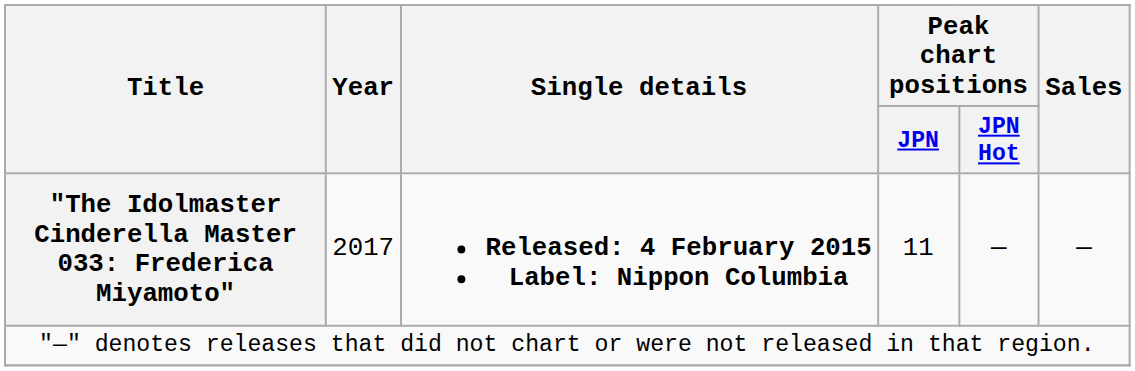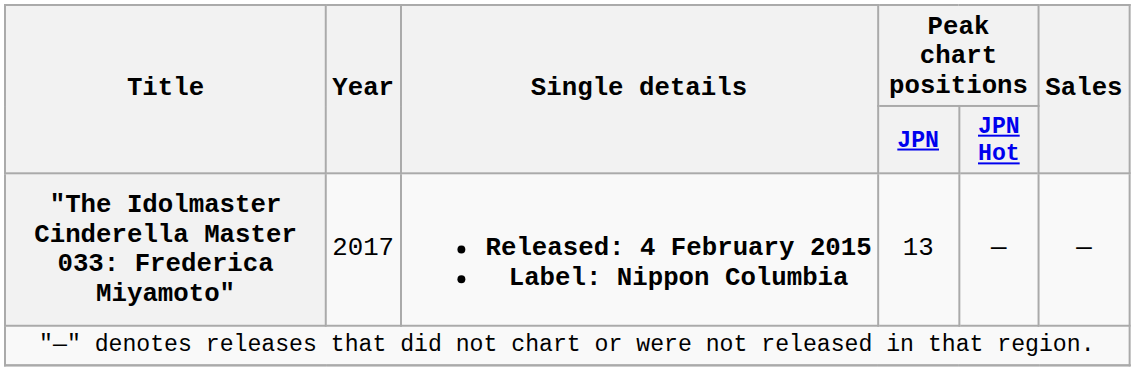(918, 249) 11 -> (918, 249) 13
